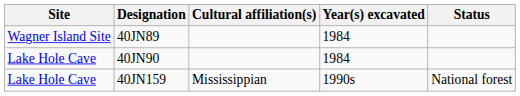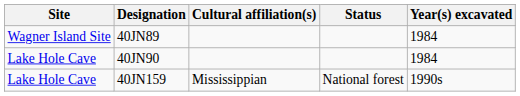columns swapped: (374, 15) <-> (472, 15)
